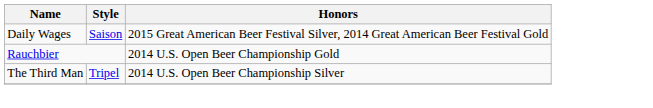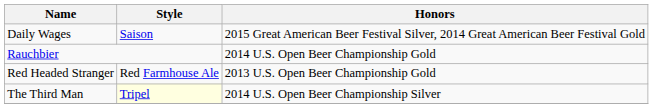+ row: (61, 73)
(104, 73) no background -> (135, 93) lightyellow background
